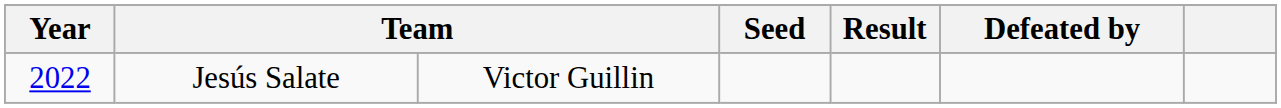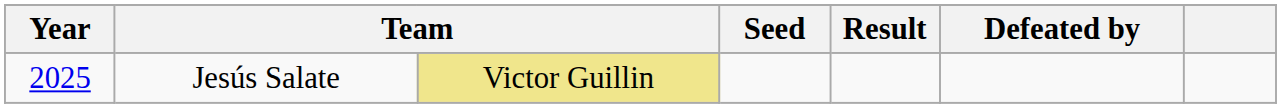(60, 77) 2022 -> (60, 77) 2025
(568, 77) no background -> (568, 77) khaki background
